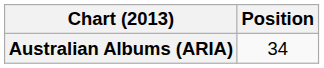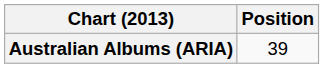(278, 48) 34 -> (278, 48) 39
